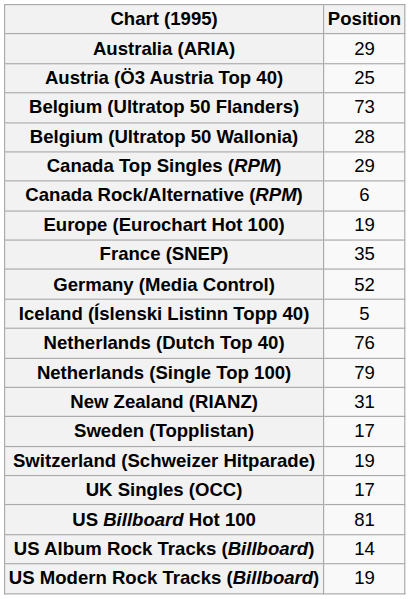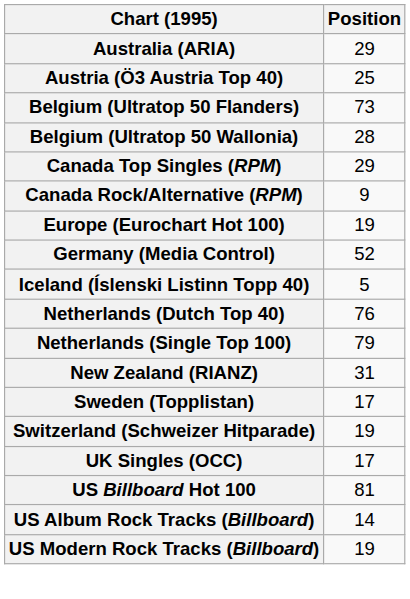(364, 195) 6 -> (364, 195) 9
- row: (164, 254)
